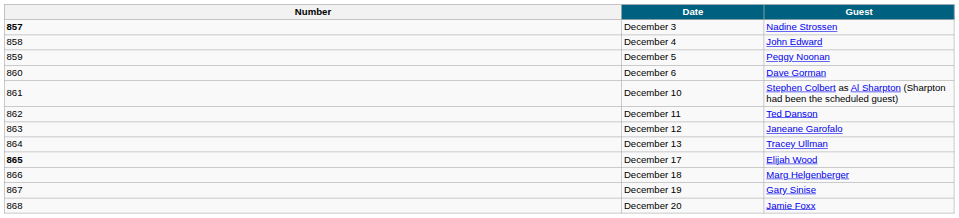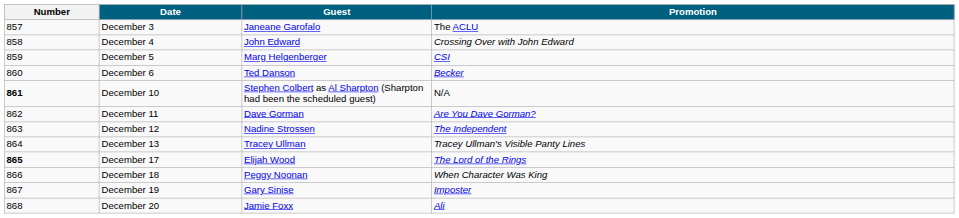+ column: (693, 12)
(15, 27) bold -> (15, 27) normal
(802, 27) Nadine Strossen -> (282, 27) Janeane Garofalo
(798, 57) Peggy Noonan -> (285, 57) Marg Helgenberger
(796, 73) Dave Gorman -> (270, 73) Ted Danson
(15, 93) normal -> (15, 93) bold
(792, 114) Ted Danson -> (274, 114) Dave Gorman
(805, 129) Janeane Garofalo -> (279, 129) Nadine Strossen
(808, 175) Marg Helgenberger -> (276, 175) Peggy Noonan
